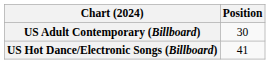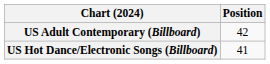(243, 31) 30 -> (243, 31) 42
